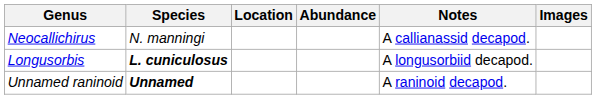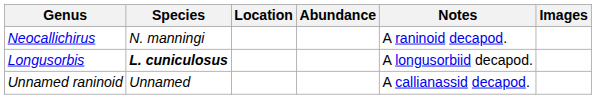(456, 37) A callianassid decapod. -> (445, 37) A raninoid decapod.
(161, 82) bold -> (160, 82) normal
(445, 82) A raninoid decapod. -> (456, 82) A callianassid decapod.
